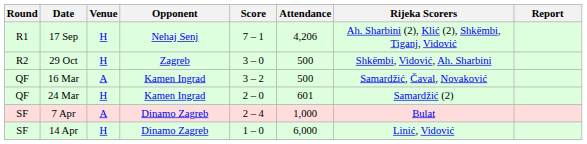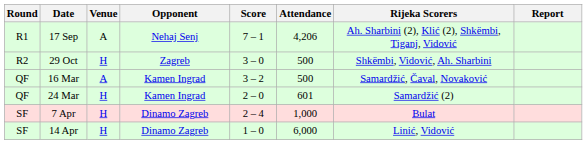(103, 37) H -> (103, 37) A
(103, 113) A -> (103, 113) H
